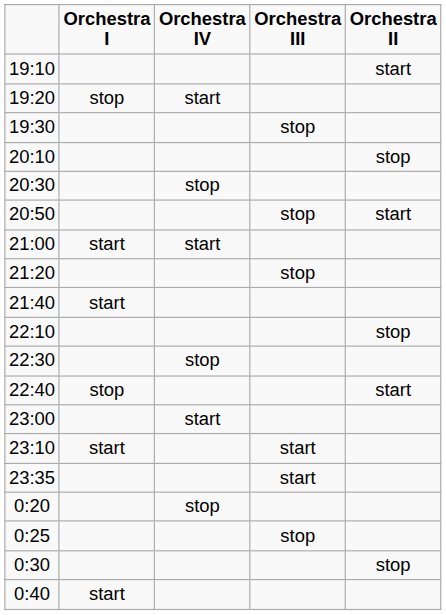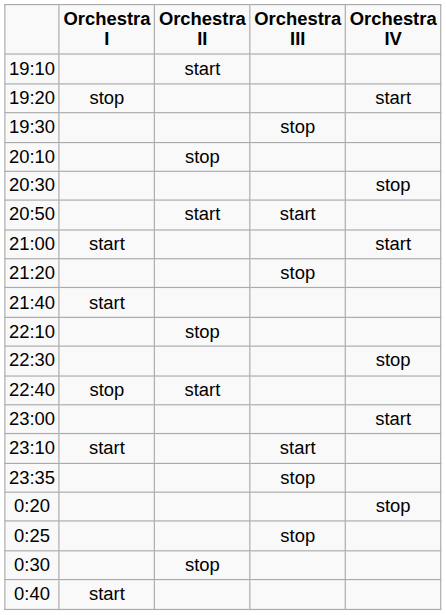columns swapped: (393, 29) <-> (202, 29)
(298, 214) stop -> (298, 214) start
(298, 477) start -> (298, 477) stop
